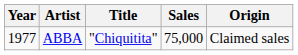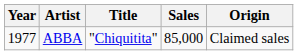(184, 38) 75,000 -> (184, 38) 85,000
